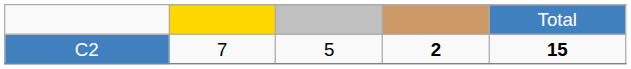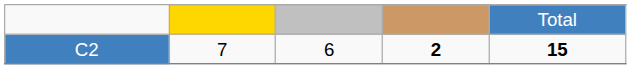(329, 49) 5 -> (329, 49) 6
